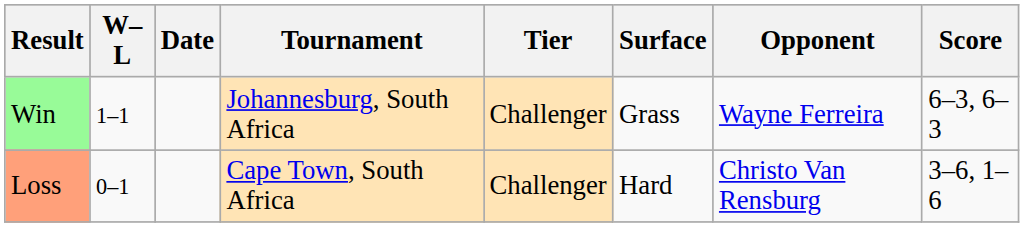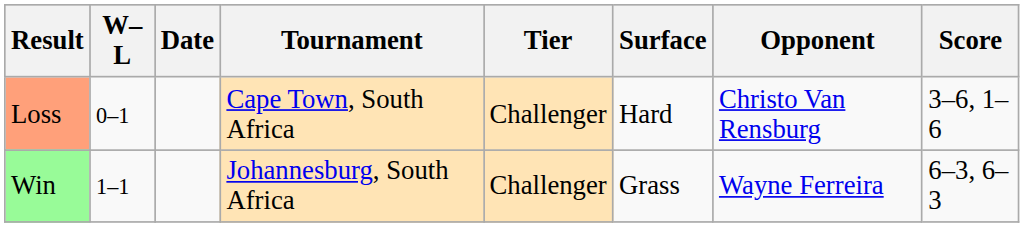rows swapped: (36, 185) <-> (33, 113)
